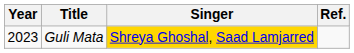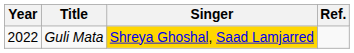(23, 37) 2023 -> (23, 37) 2022
